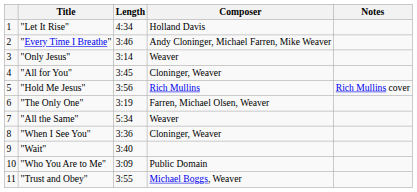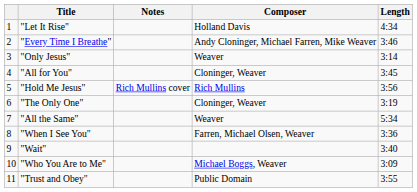columns swapped: (130, 12) <-> (373, 12)
(209, 103) Farren, Michael Olsen, Weaver -> (230, 103) Cloninger, Weaver
(185, 133) Cloninger, Weaver -> (254, 133) Farren, Michael Olsen, Weaver
(178, 164) Public Domain -> (240, 164) Michael Boggs, Weaver
(196, 179) Michael Boggs, Weaver -> (223, 179) Public Domain
